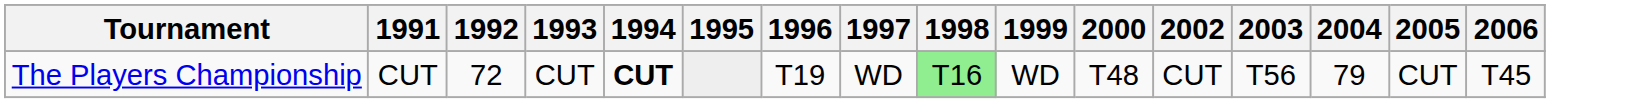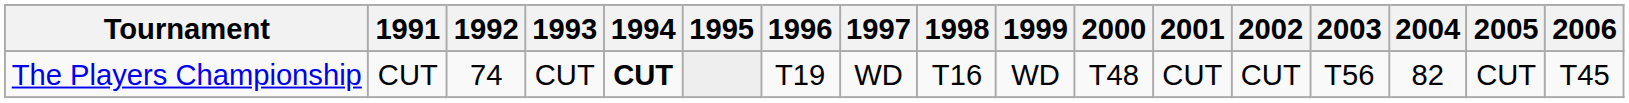+ column: (1192, 28)
(486, 74) 72 -> (486, 74) 74
(957, 74) lightgreen background -> (957, 74) no background
(1349, 74) 79 -> (1428, 74) 82
